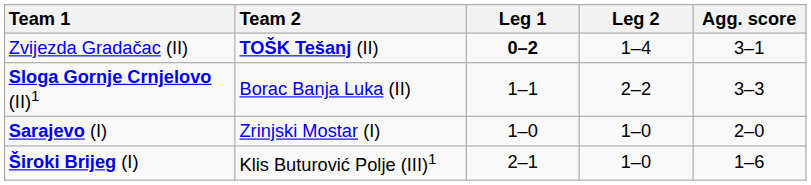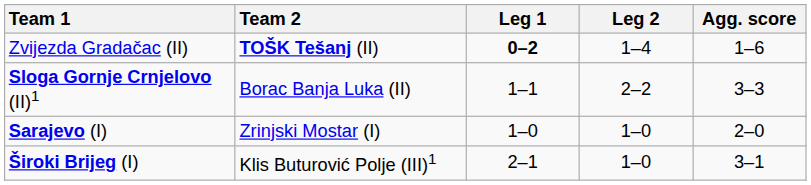(749, 47) 3–1 -> (749, 47) 1–6
(749, 162) 1–6 -> (749, 162) 3–1
